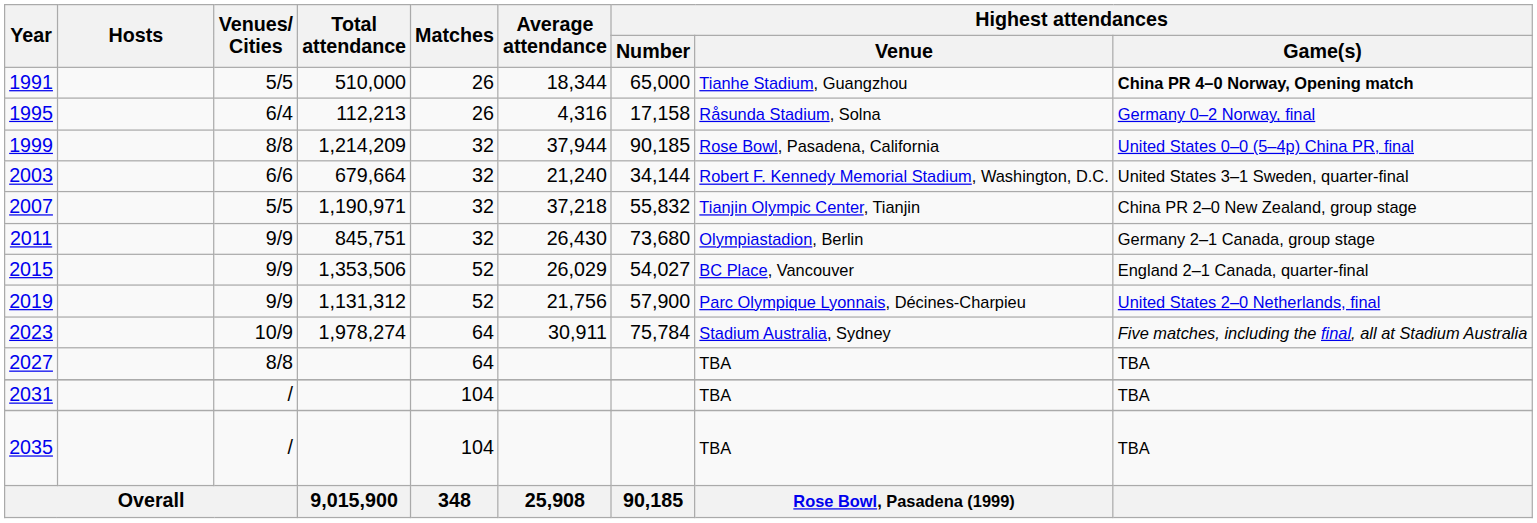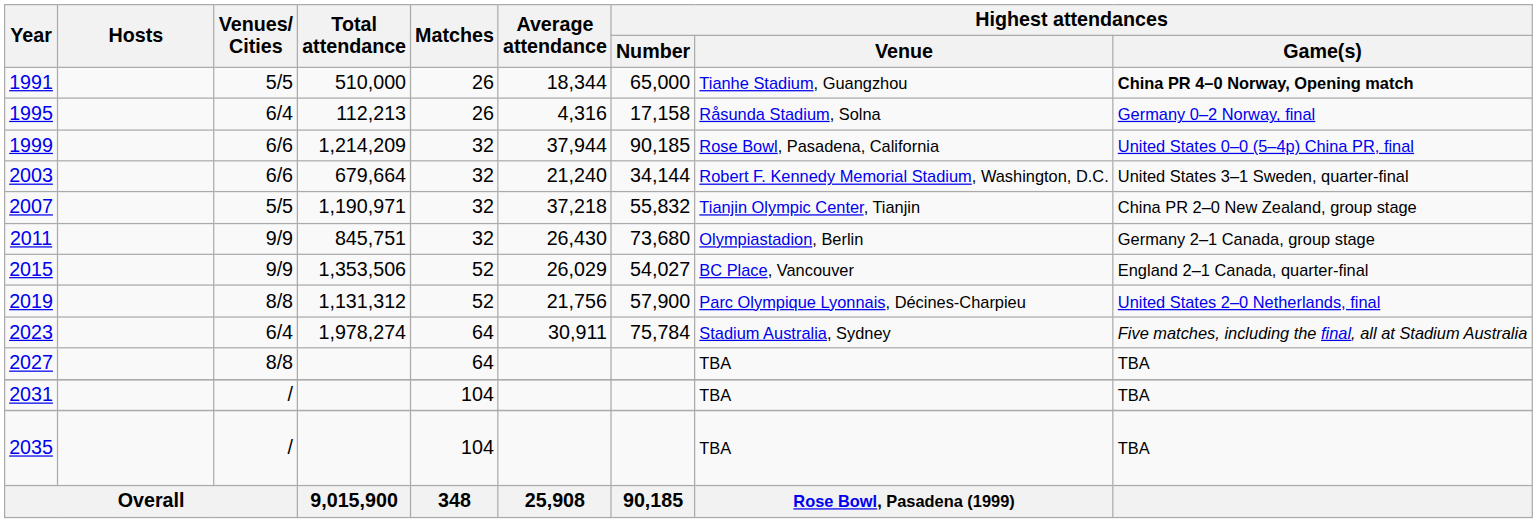(279, 144) 8/8 -> (279, 144) 6/6
(279, 301) 9/9 -> (279, 301) 8/8
(274, 332) 10/9 -> (279, 332) 6/4
